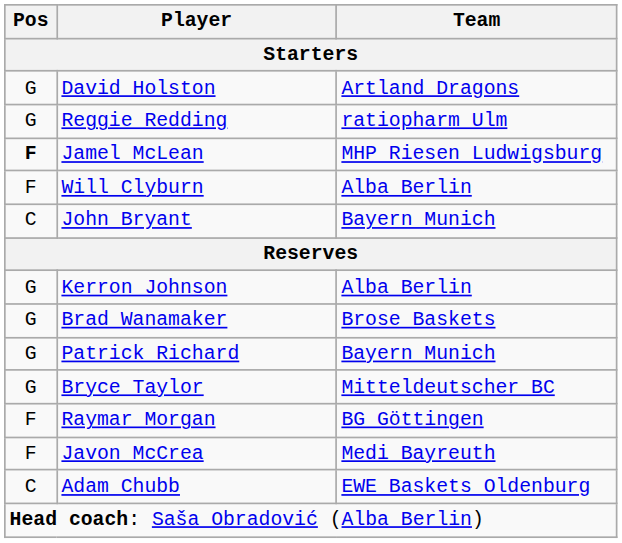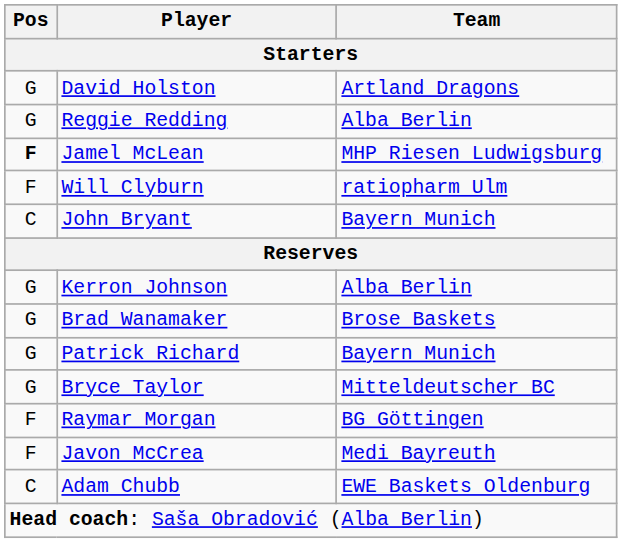(424, 121) ratiopharm Ulm -> (407, 121) Alba Berlin
(407, 187) Alba Berlin -> (424, 187) ratiopharm Ulm
